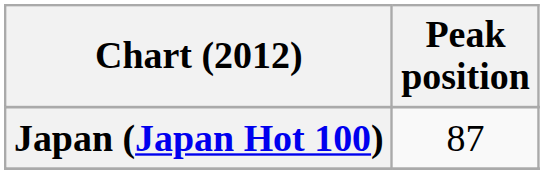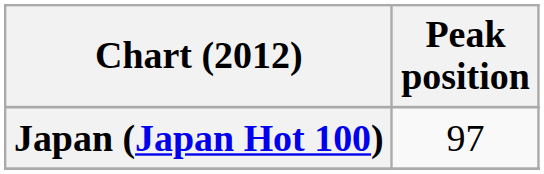(465, 137) 87 -> (465, 137) 97
